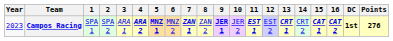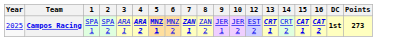- column: (254, 10)
(15, 26) 2023 -> (15, 26) 2025
(222, 26) bold -> (222, 26) normal
(374, 26) 276 -> (358, 26) 273
